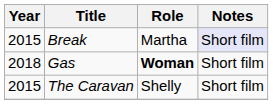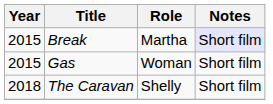(24, 63) 2018 -> (24, 63) 2015
(167, 63) bold -> (166, 63) normal
(24, 87) 2015 -> (24, 87) 2018
